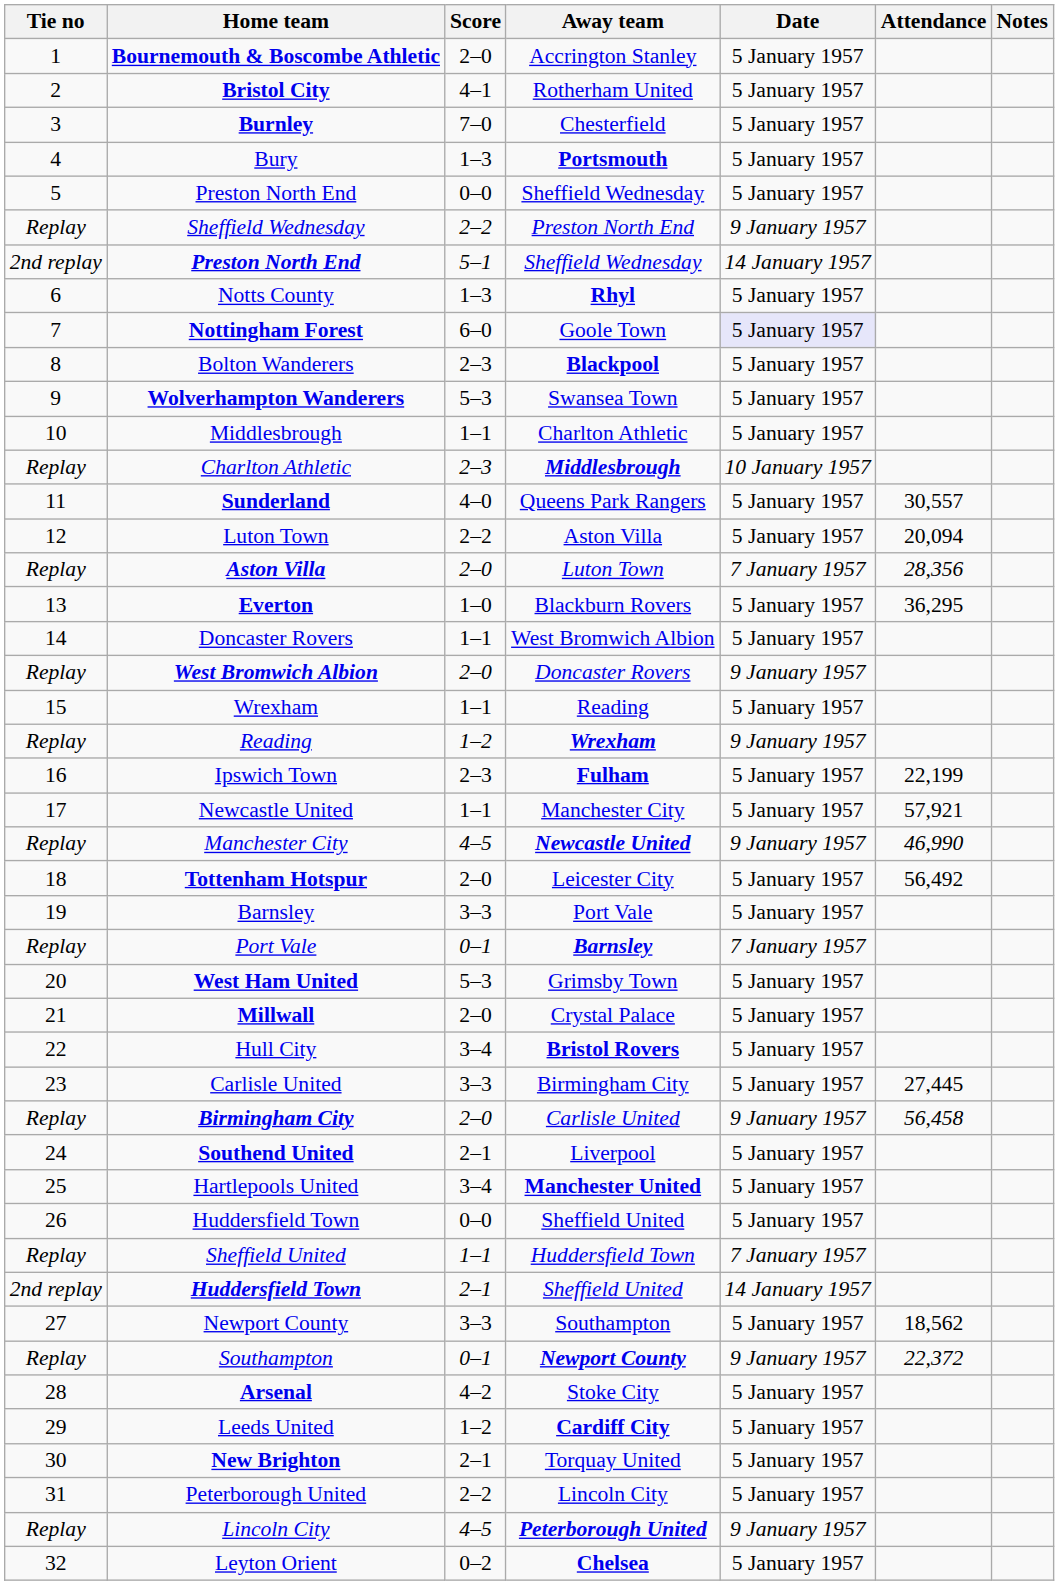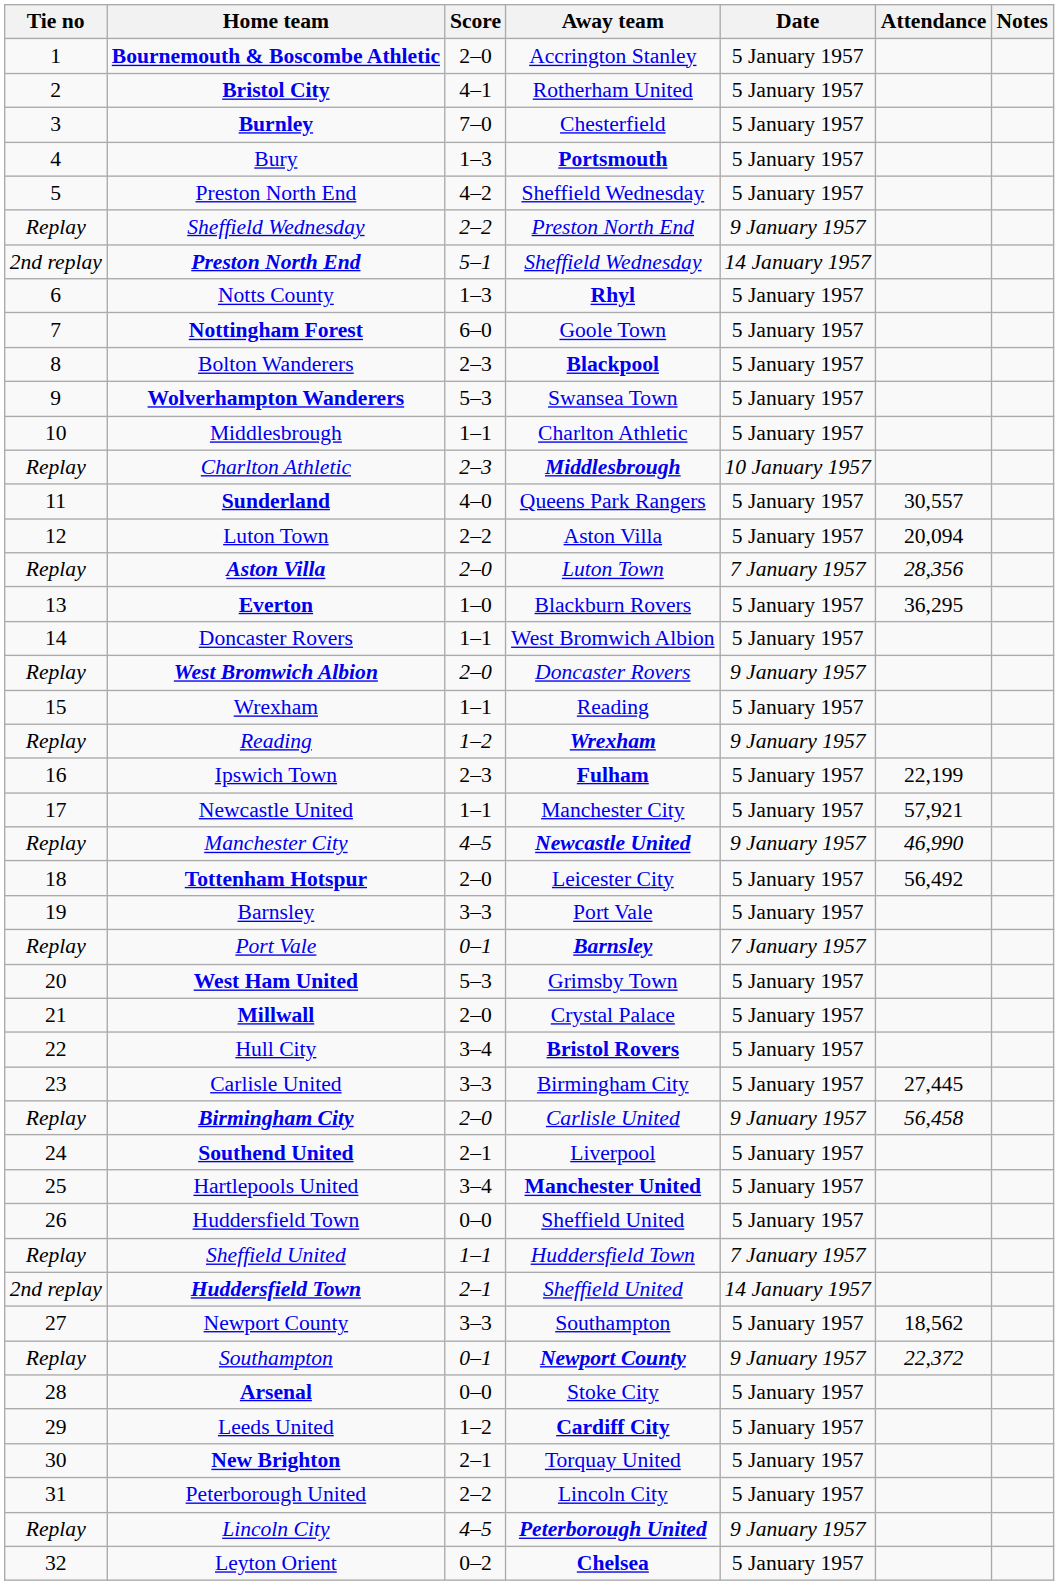(476, 192) 0–0 -> (476, 192) 4–2
(798, 329) lavender background -> (798, 329) no background
(476, 1391) 4–2 -> (476, 1391) 0–0
